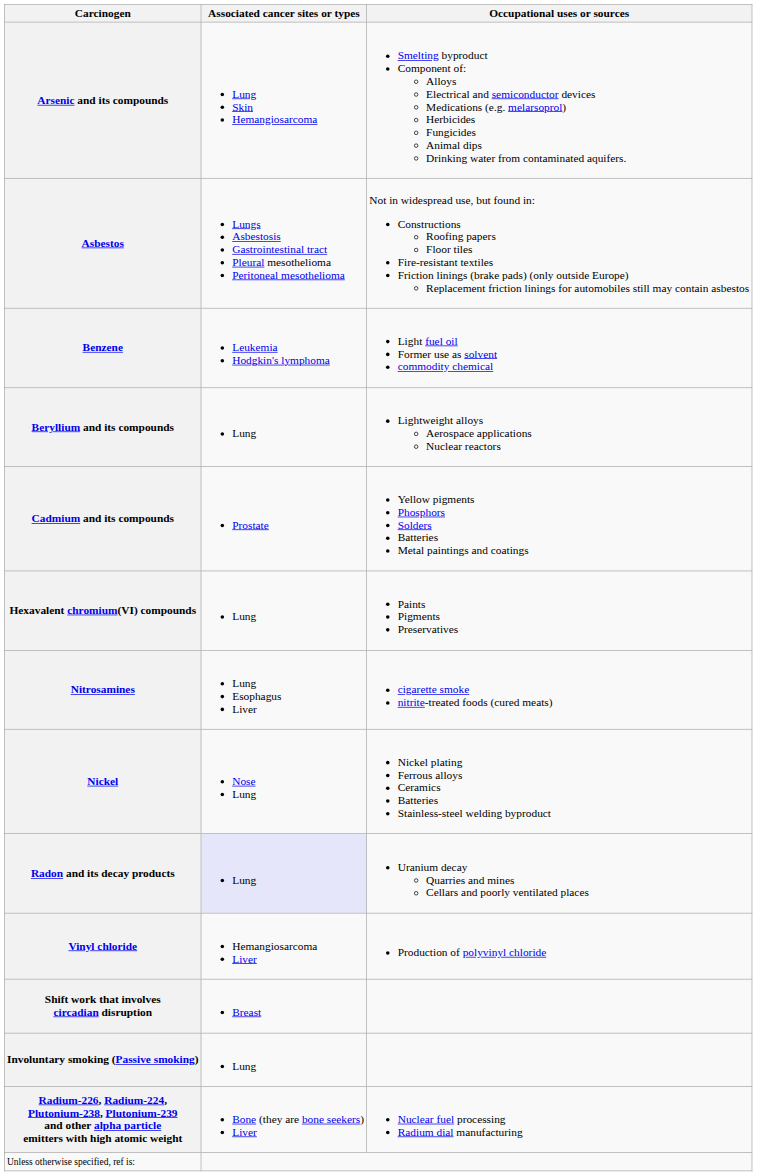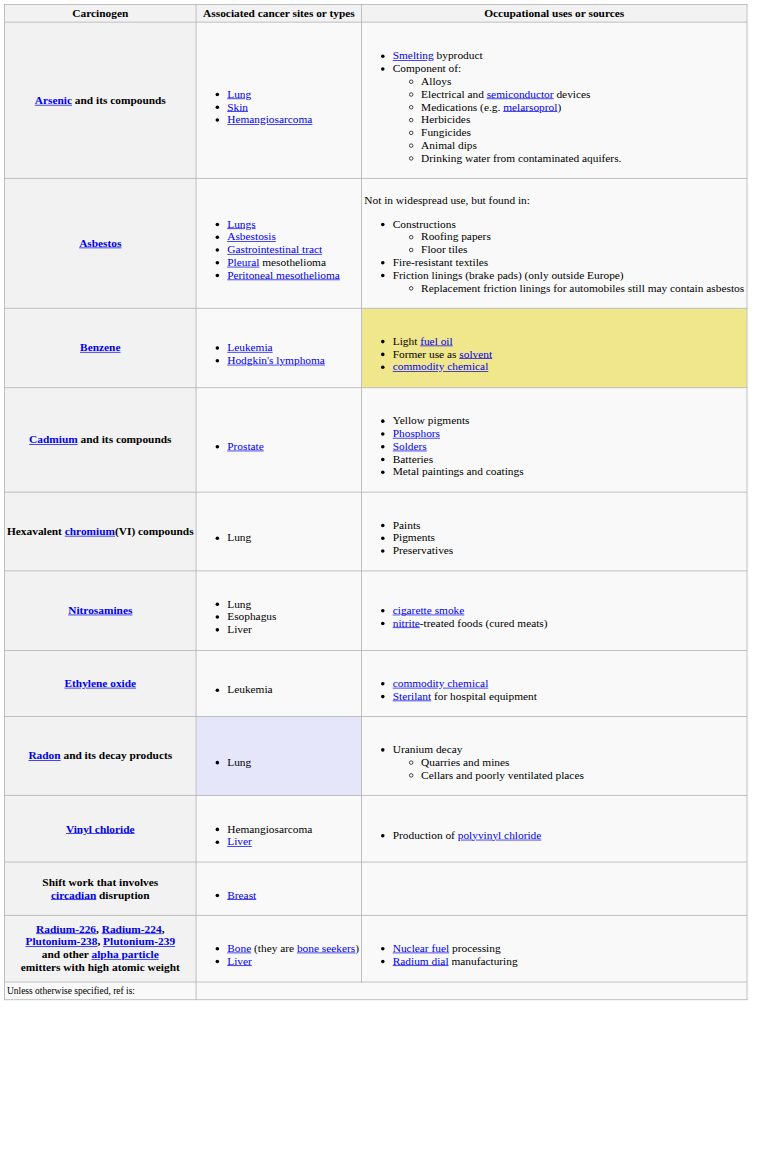(559, 354) no background -> (554, 354) khaki background
- row: (103, 427)
+ row: (100, 683)
- row: (103, 781)
- row: (103, 1059)
